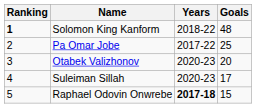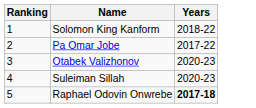- column: (234, 12)
(10, 29) bold -> (10, 29) normal
